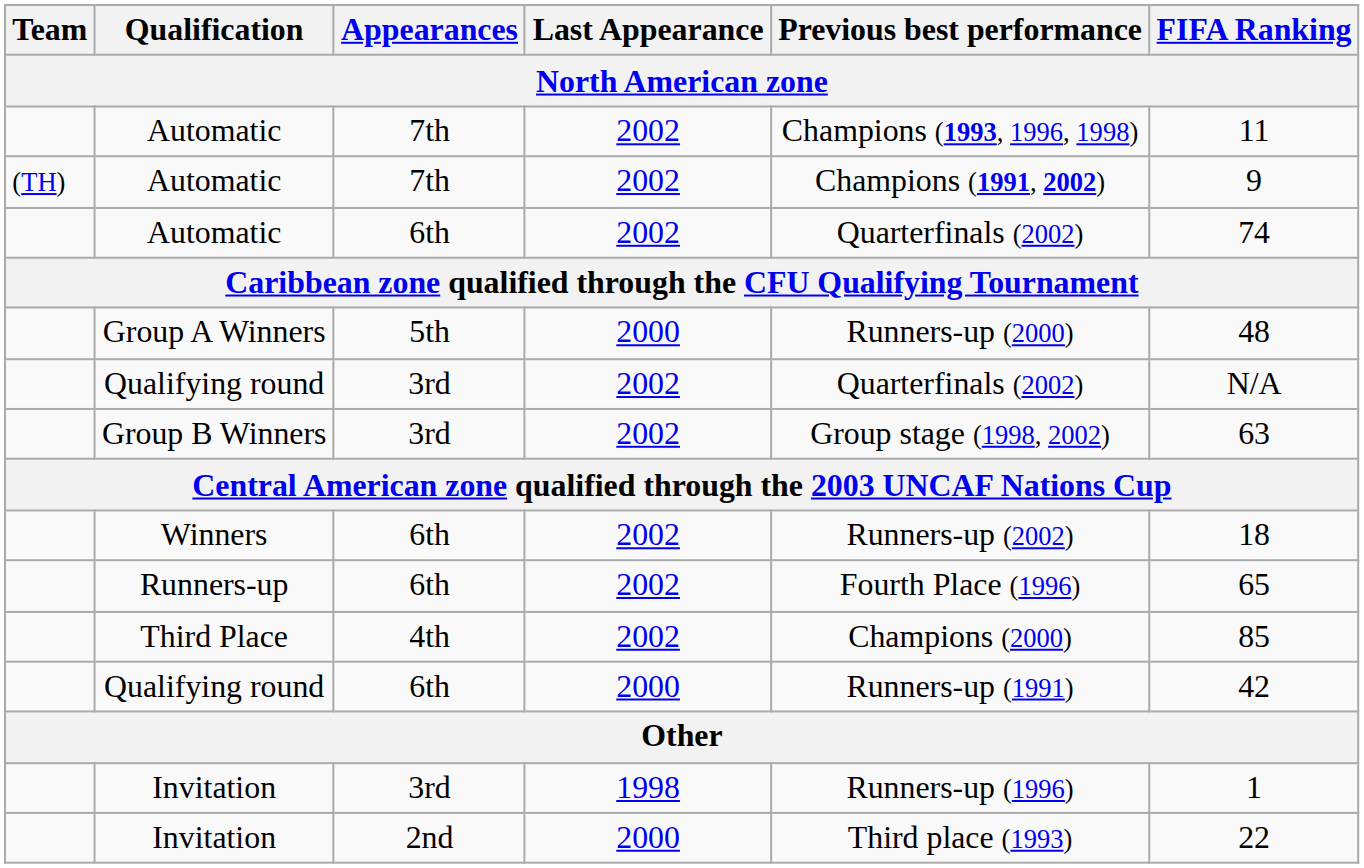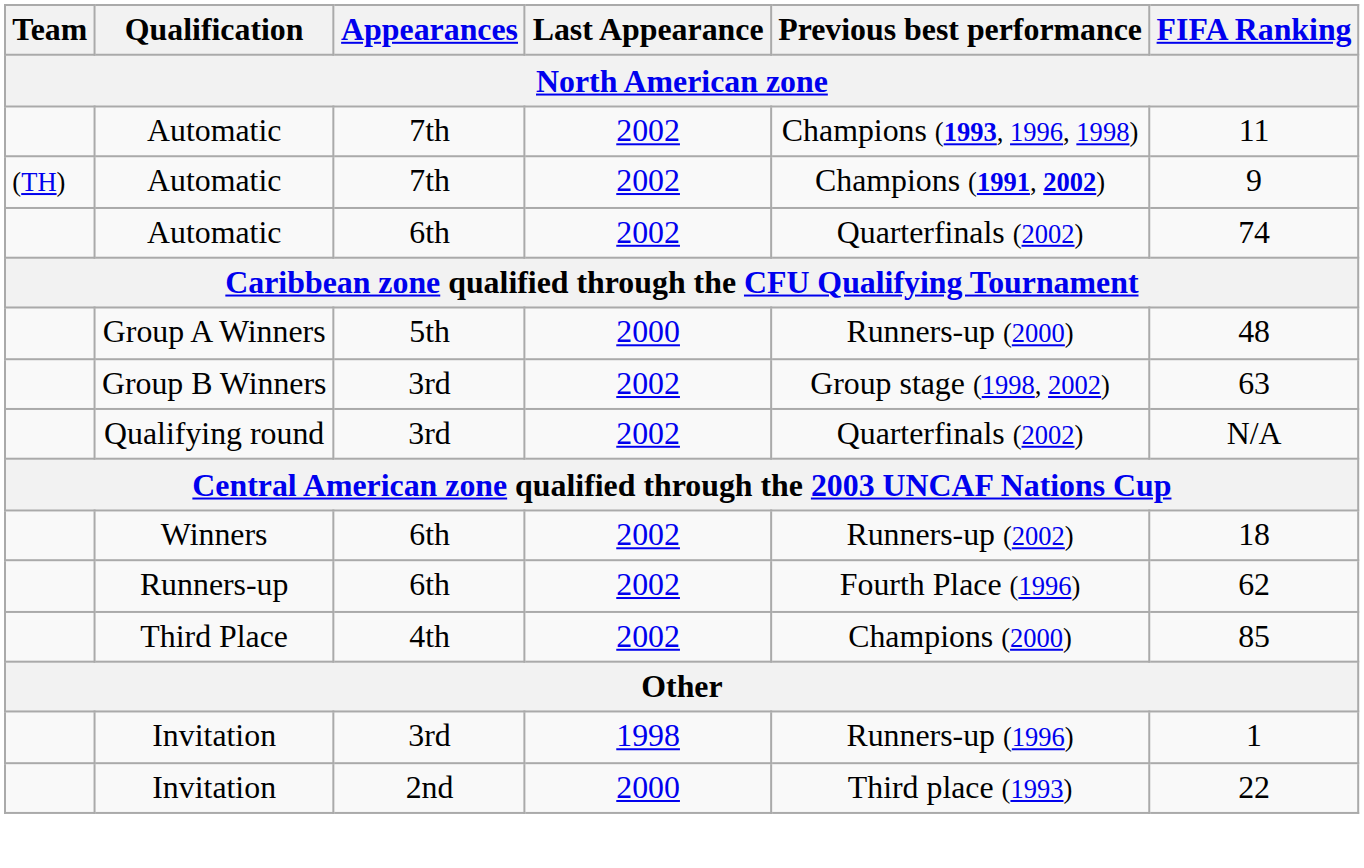rows swapped: (214, 433) <-> (214, 383)
(1254, 585) 65 -> (1254, 585) 62
- row: (214, 686)
